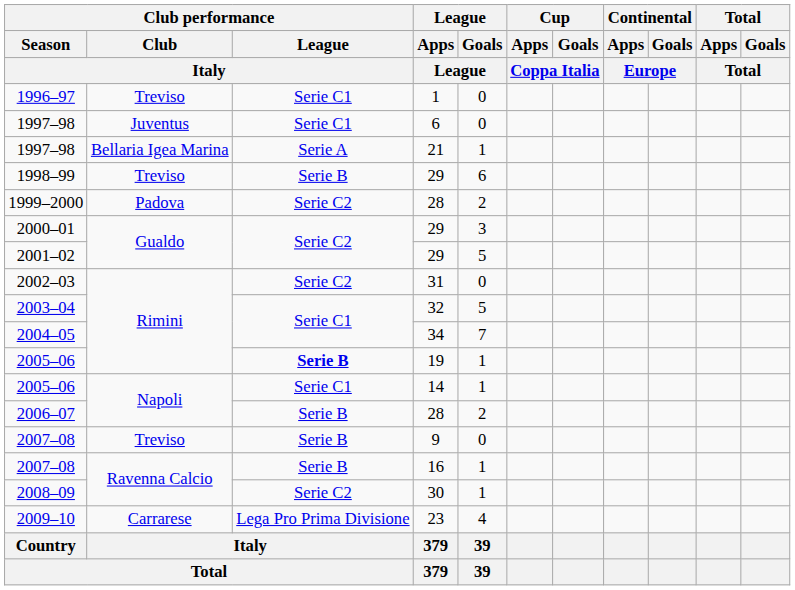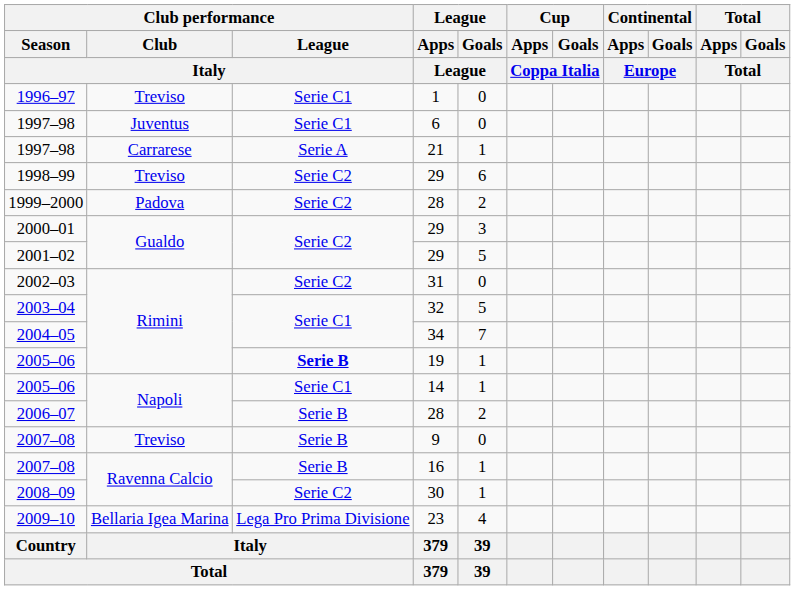(160, 149) Bellaria Igea Marina -> (160, 149) Carrarese
(323, 176) Serie B -> (323, 176) Serie C2
(160, 519) Carrarese -> (160, 519) Bellaria Igea Marina
